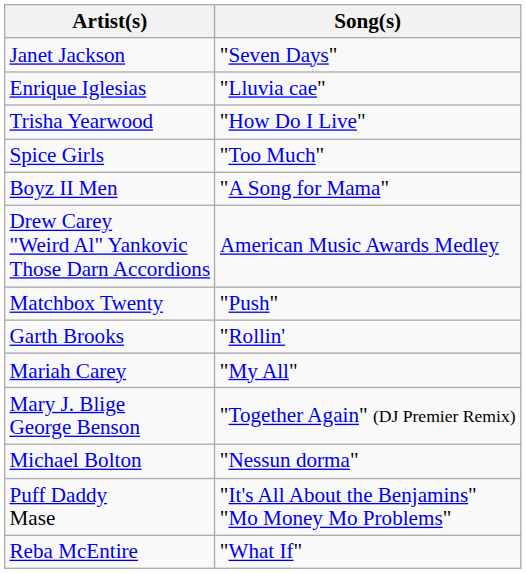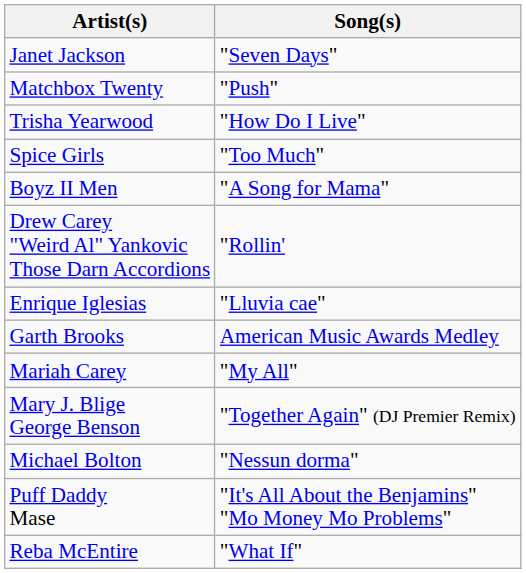rows swapped: (86, 303) <-> (78, 88)
(359, 245) American Music Awards Medley -> (252, 245) "Rollin'
(252, 336) "Rollin' -> (359, 336) American Music Awards Medley
